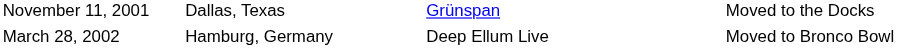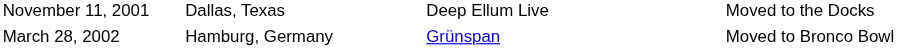(463, 10) Grünspan -> (488, 10) Deep Ellum Live
(488, 36) Deep Ellum Live -> (463, 36) Grünspan
